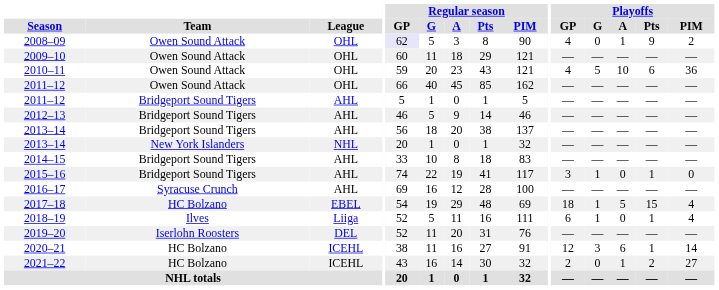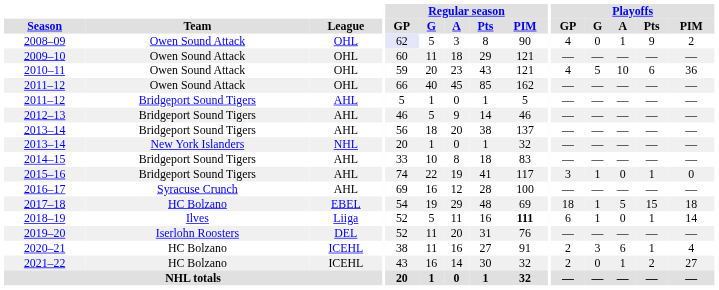(691, 203) 4 -> (691, 203) 18
(525, 218) normal -> (525, 218) bold
(691, 218) 4 -> (691, 218) 14
(568, 248) 12 -> (568, 248) 2
(691, 248) 14 -> (691, 248) 4
